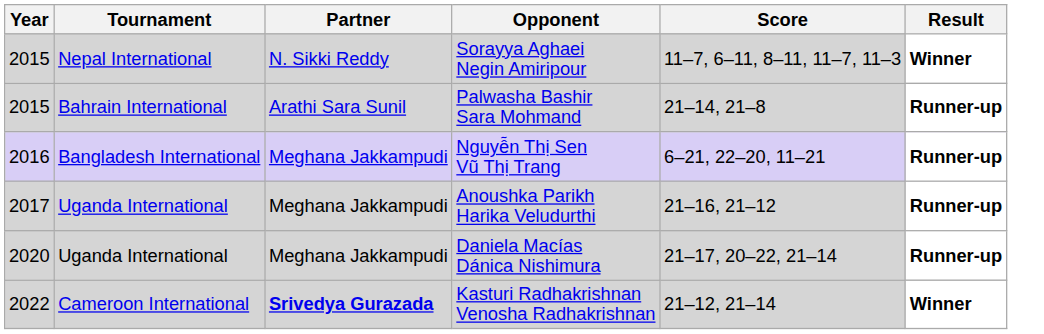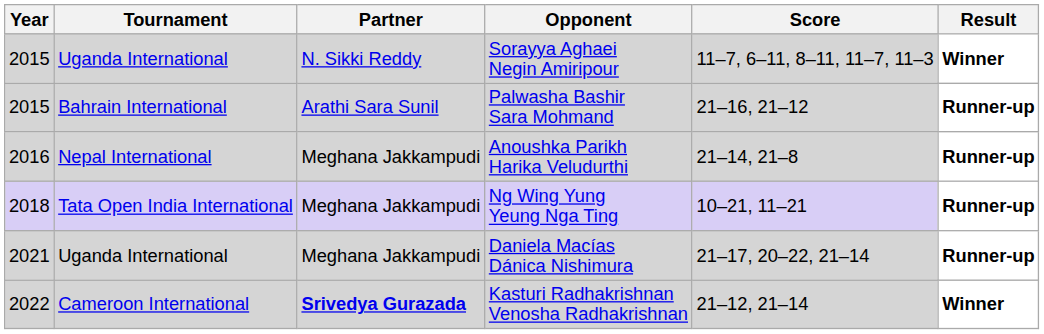(135, 59) Nepal International -> (143, 59) Uganda International
(715, 108) 21–14, 21–8 -> (752, 108) 21–16, 21–12
- row: (522, 157)
(29, 206) 2017 -> (29, 157) 2016
(143, 206) Uganda International -> (135, 157) Nepal International
(720, 206) 21–16, 21–12 -> (747, 157) 21–14, 21–8
+ row: (554, 206)
(29, 255) 2020 -> (29, 255) 2021
